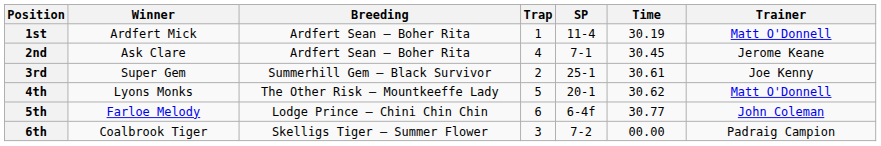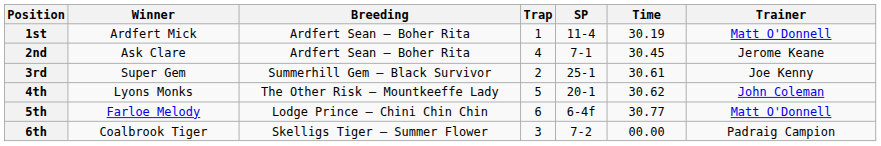(781, 92) Matt O'Donnell -> (781, 92) John Coleman
(781, 112) John Coleman -> (781, 112) Matt O'Donnell
